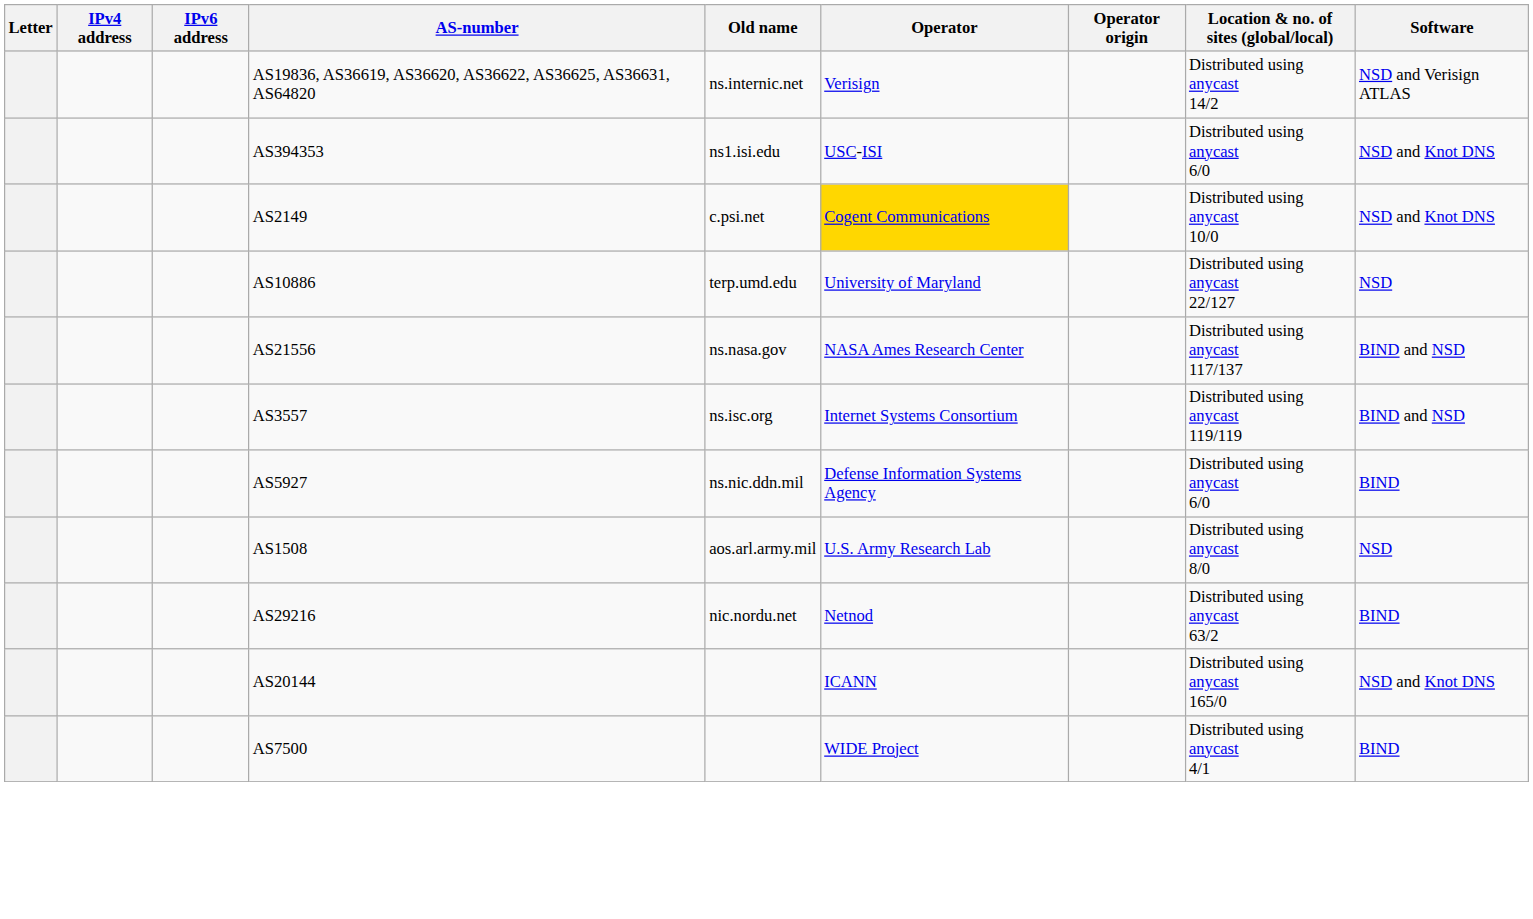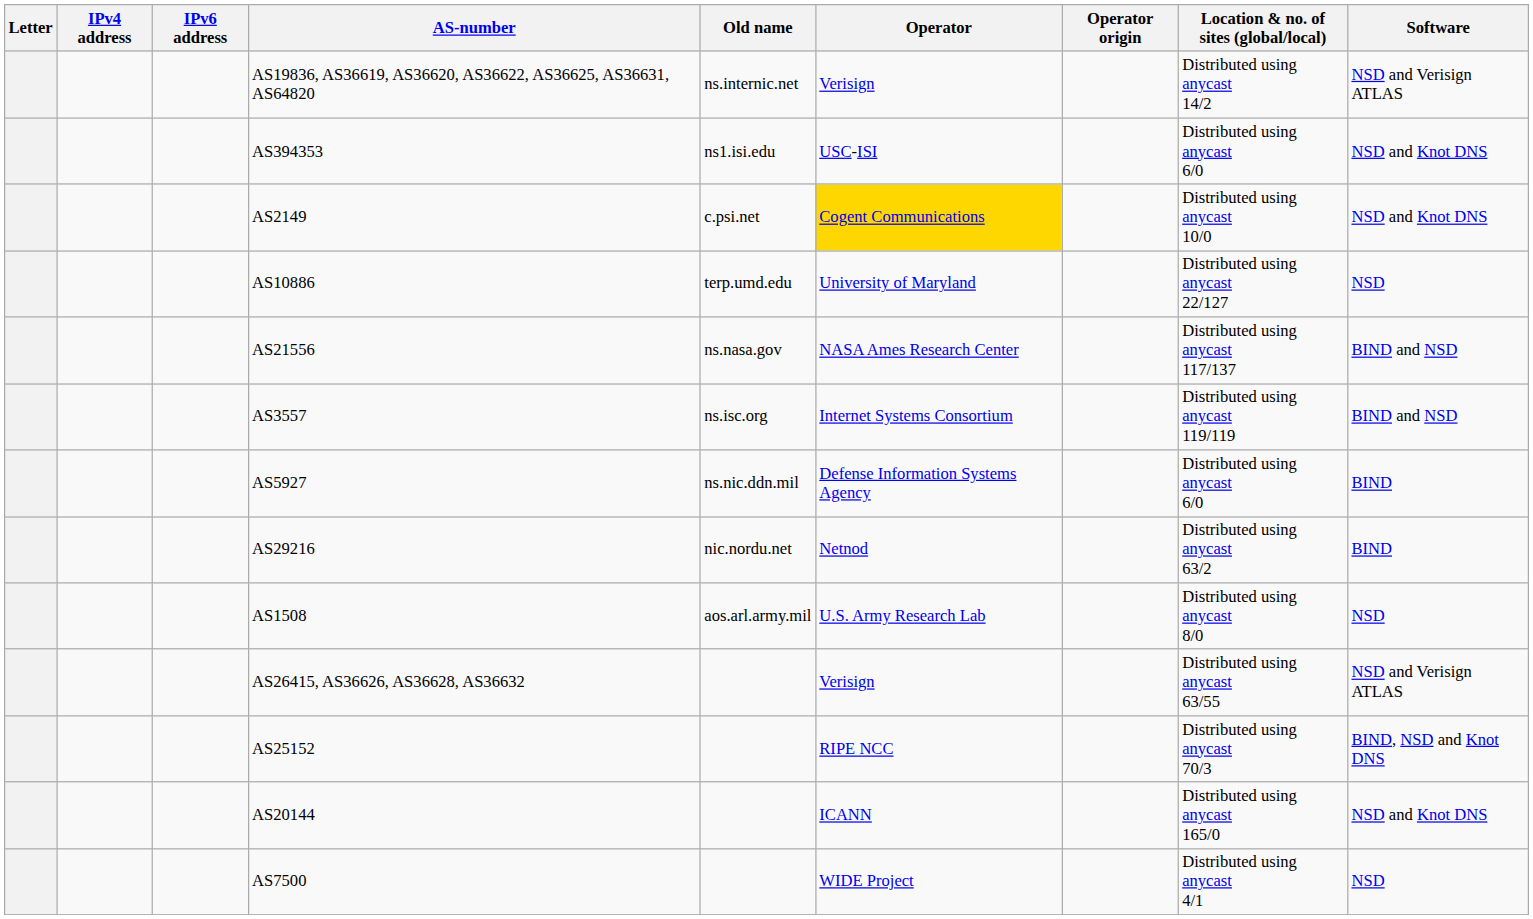rows swapped: (280, 549) <-> (284, 615)
+ row: (388, 681)
+ row: (283, 748)
(1379, 748) BIND -> (1368, 881) NSD
